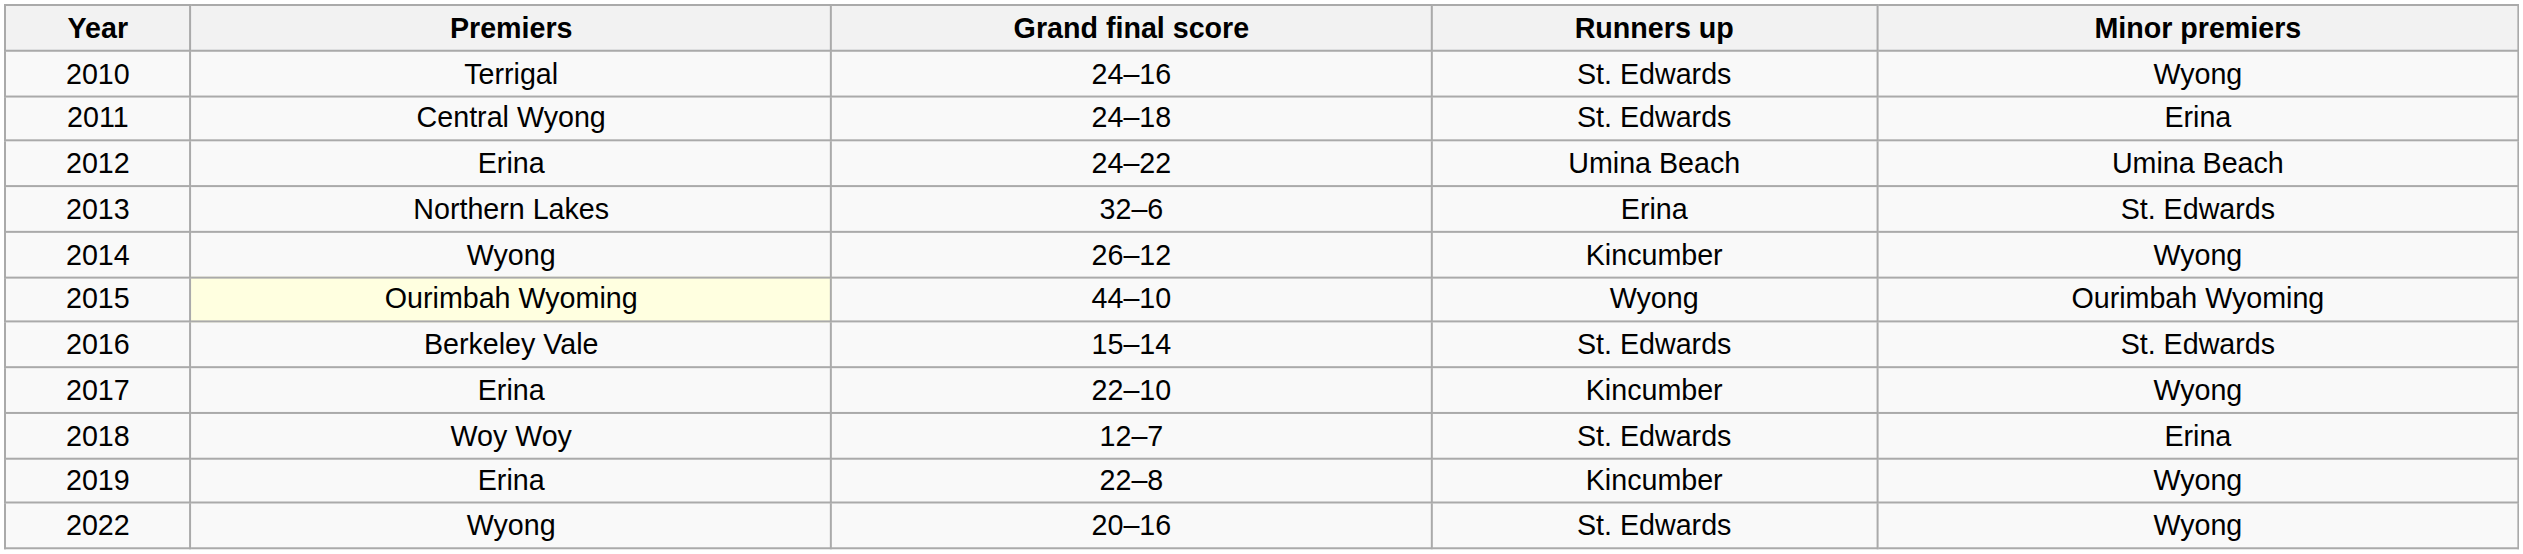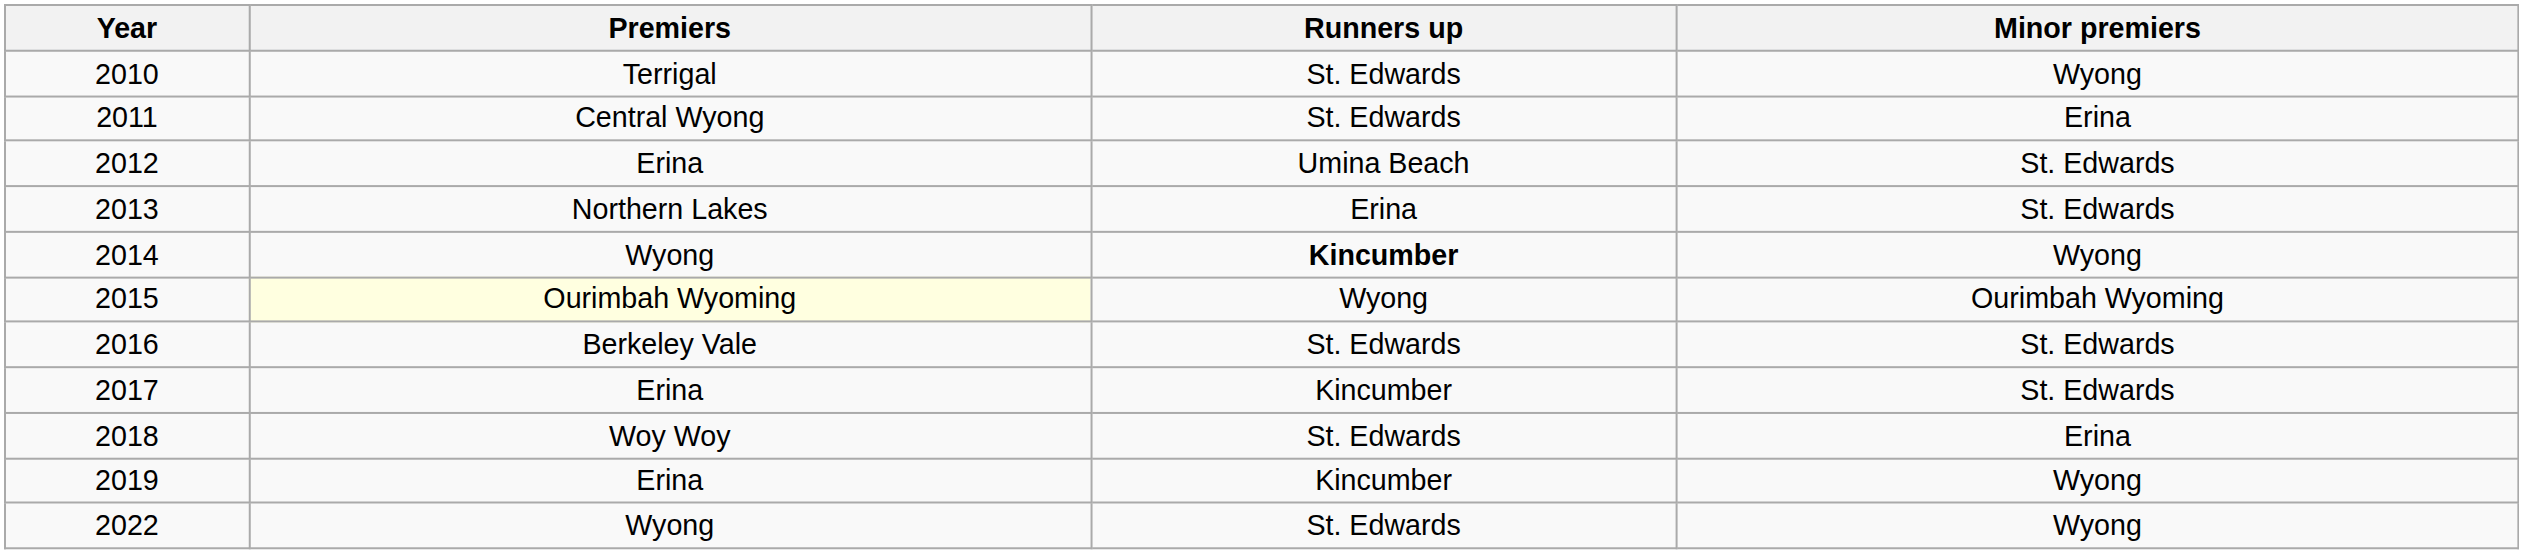- column: (1131, 28)
(2198, 164) Umina Beach -> (2097, 164) St. Edwards
(1654, 254) normal -> (1384, 254) bold
(2198, 390) Wyong -> (2097, 390) St. Edwards
